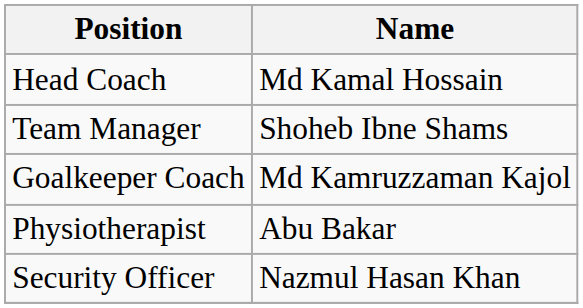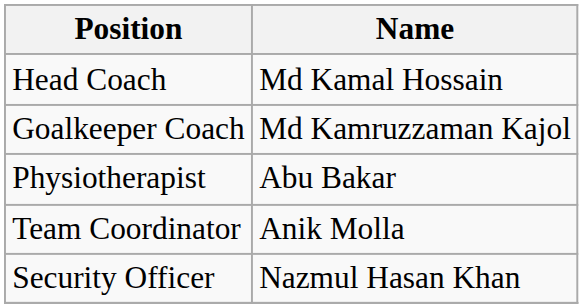- row: (106, 128)
+ row: (127, 228)
